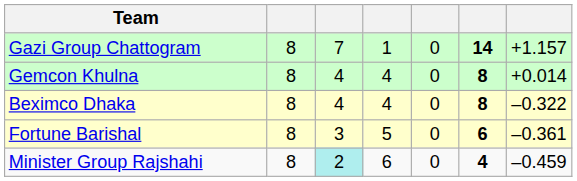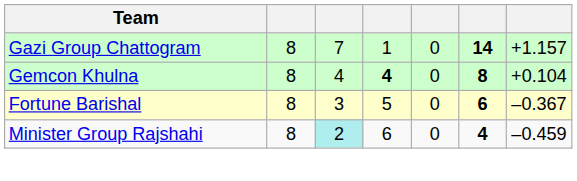(387, 76) normal -> (387, 76) bold
(539, 76) +0.014 -> (539, 76) +0.104
- row: (72, 104)
(539, 133) –0.361 -> (539, 104) –0.367
